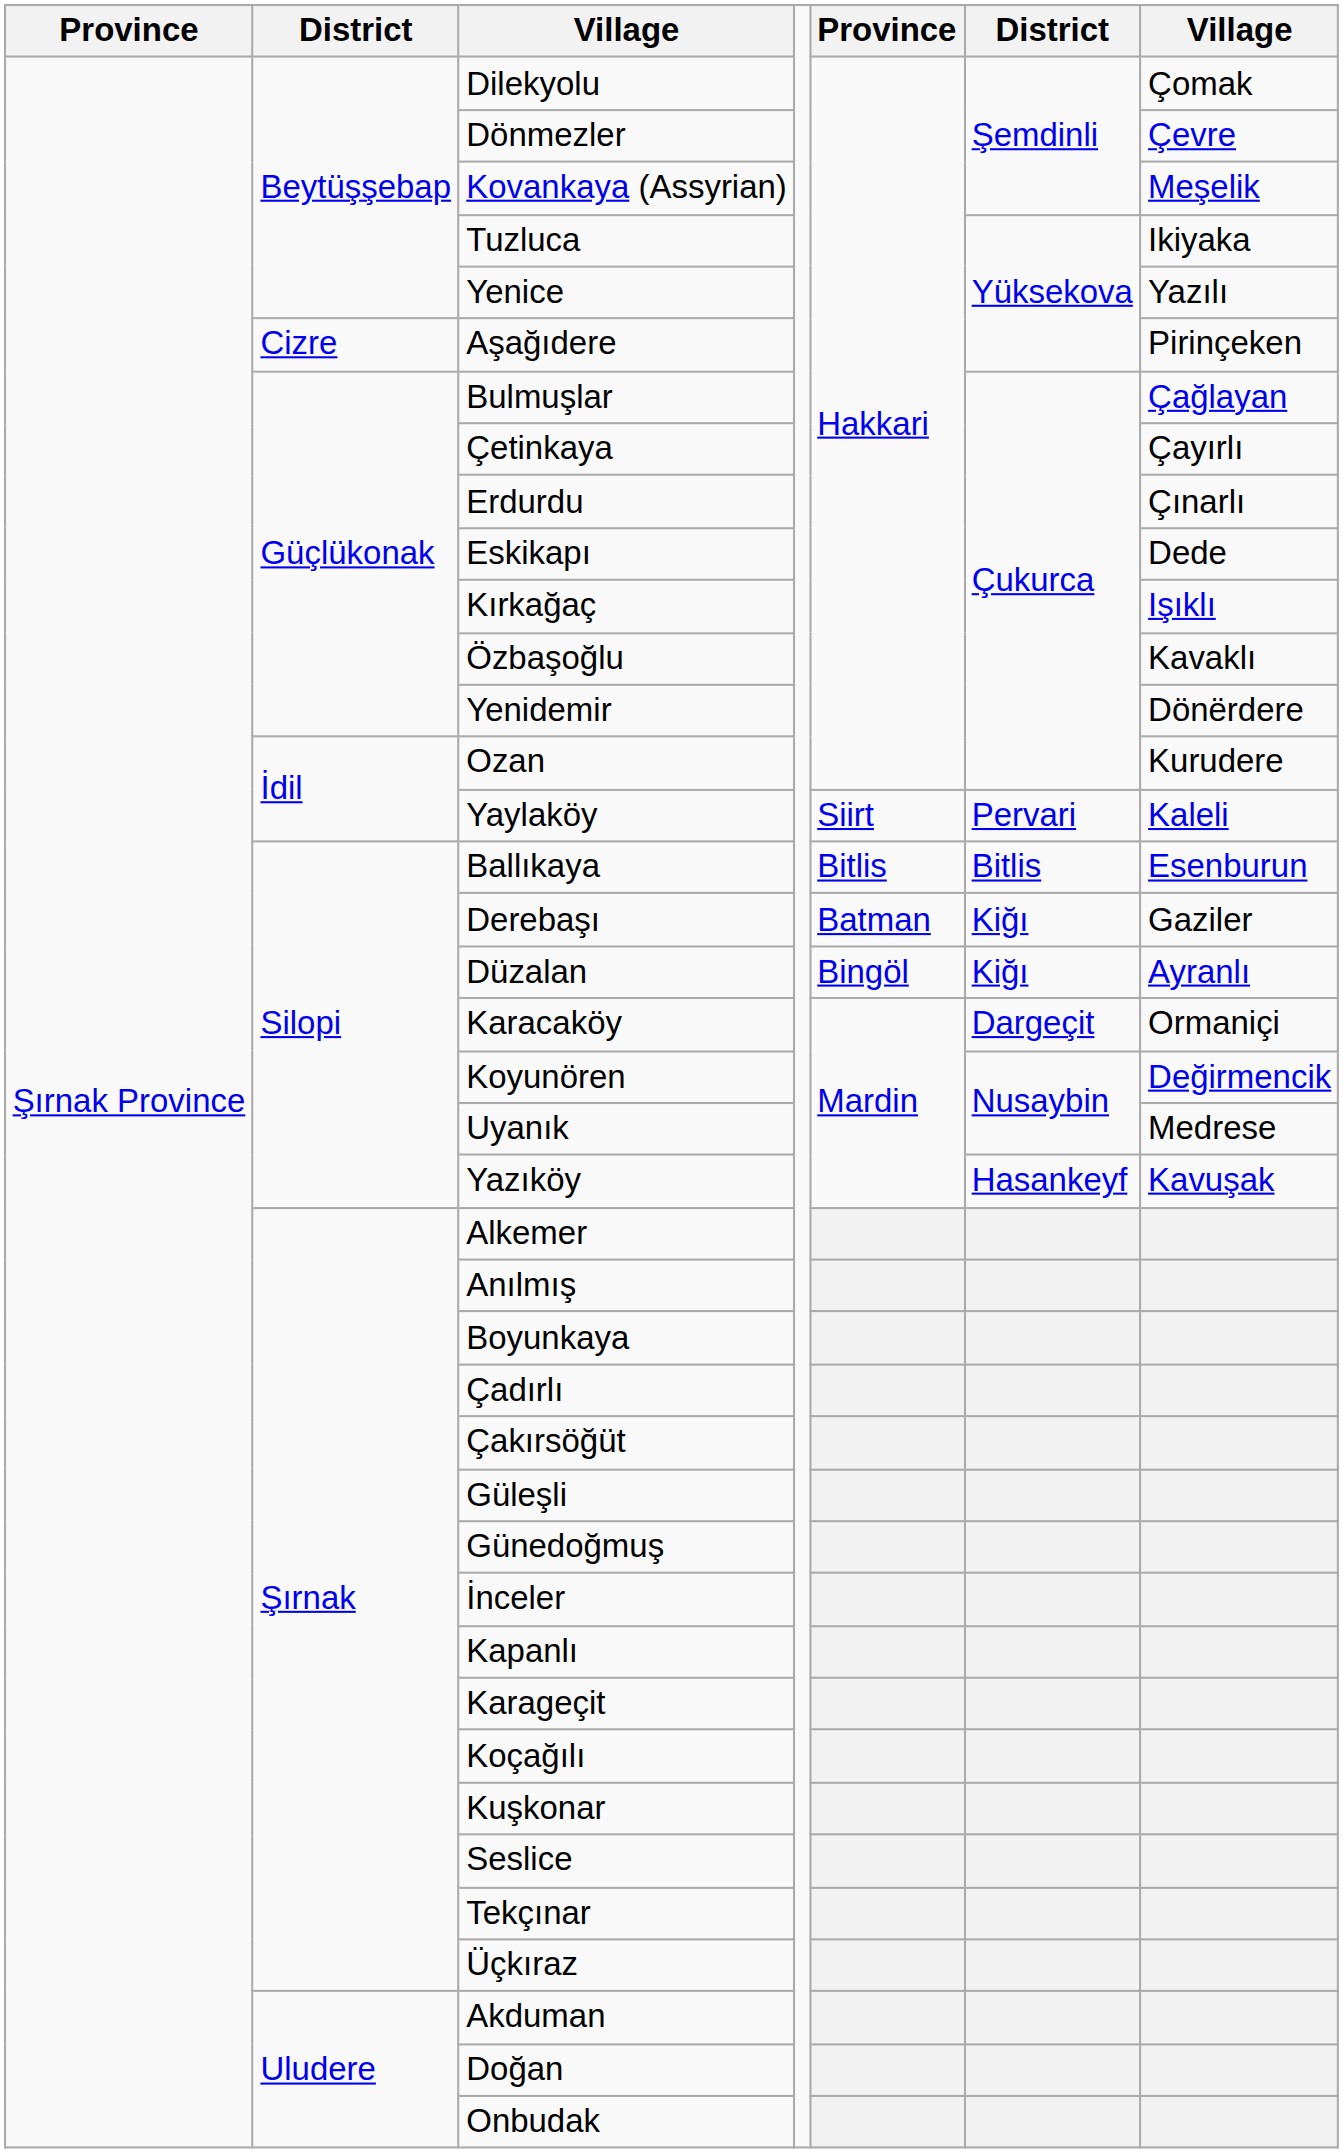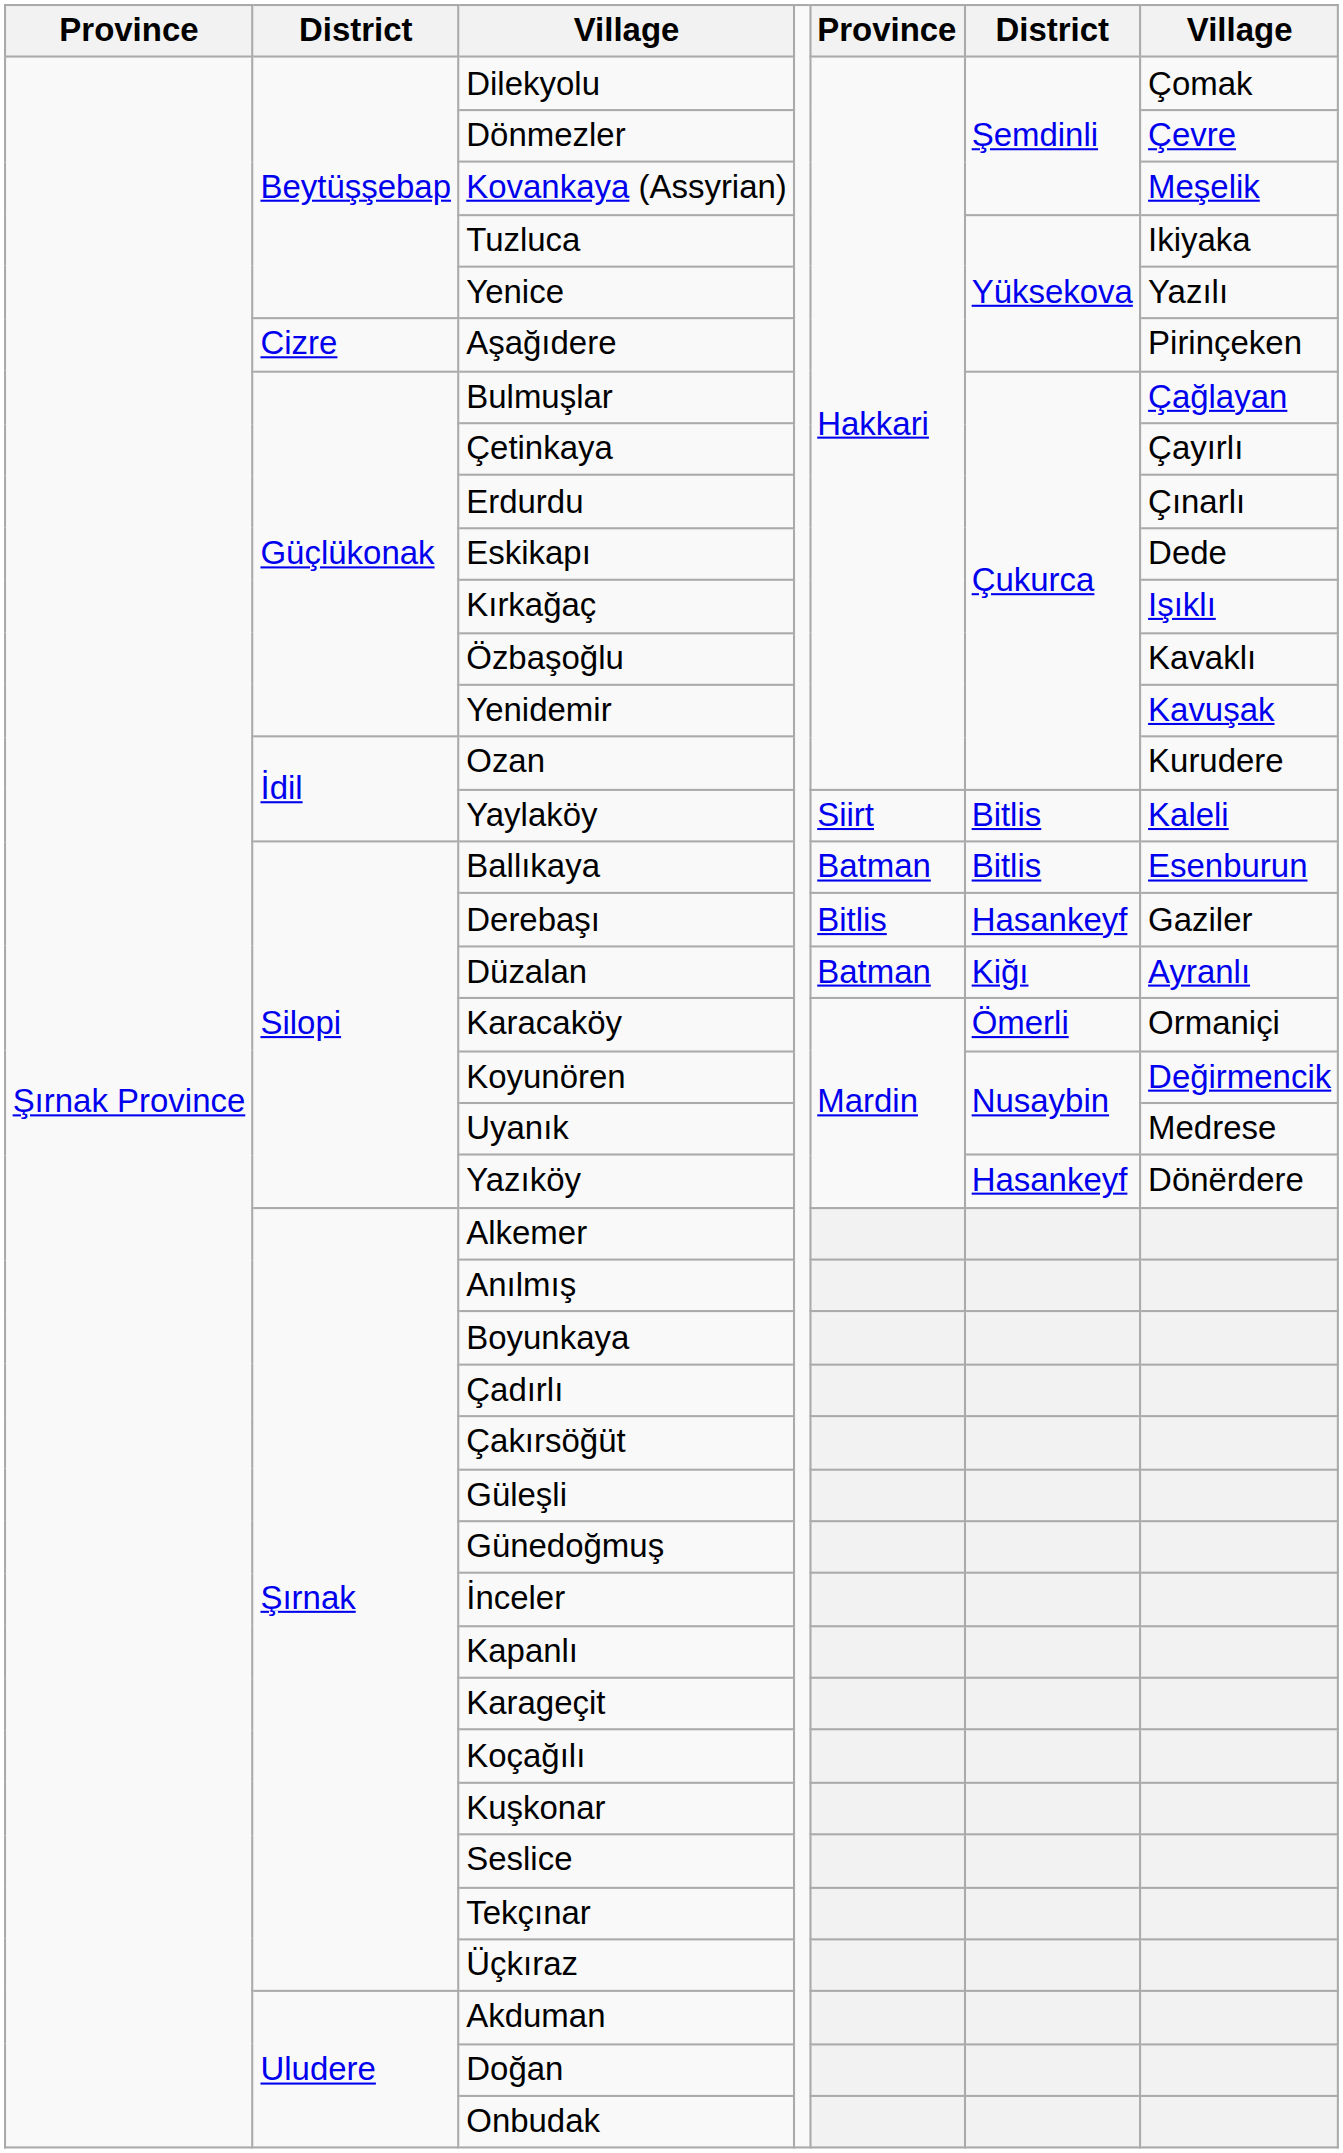(1226, 710) Dönërdere -> (1211, 710) Kavuşak
(1024, 814) Pervari -> (1006, 814) Bitlis
(852, 866) Bitlis -> (874, 866) Batman
(874, 919) Batman -> (852, 919) Bitlis
(1000, 919) Kiğı -> (1050, 919) Hasankeyf
(863, 971) Bingöl -> (874, 971) Batman
(1033, 1023) Dargeçit -> (1020, 1023) Ömerli
(1211, 1180) Kavuşak -> (1226, 1180) Dönërdere
